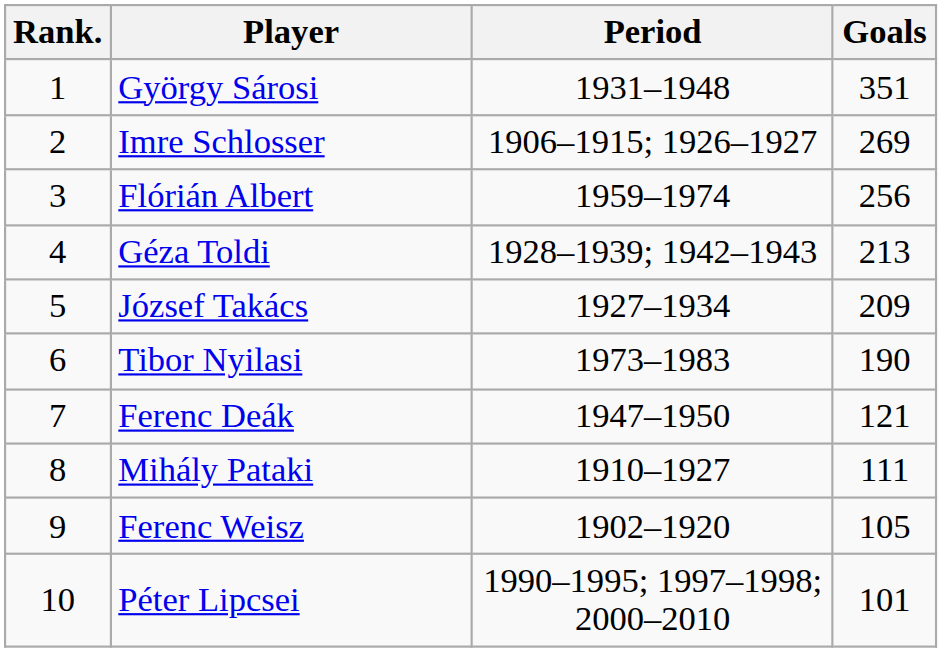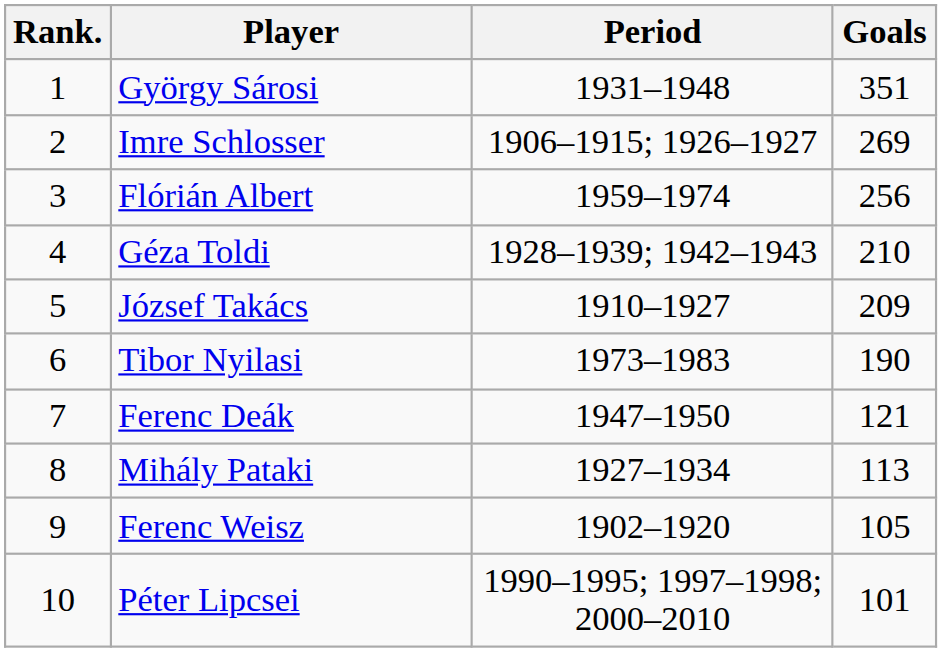(885, 251) 213 -> (885, 251) 210
(653, 305) 1927–1934 -> (653, 305) 1910–1927
(653, 470) 1910–1927 -> (653, 470) 1927–1934
(885, 470) 111 -> (885, 470) 113
